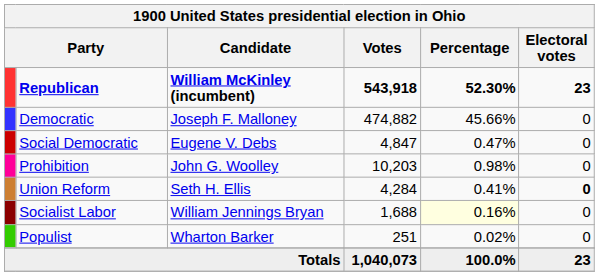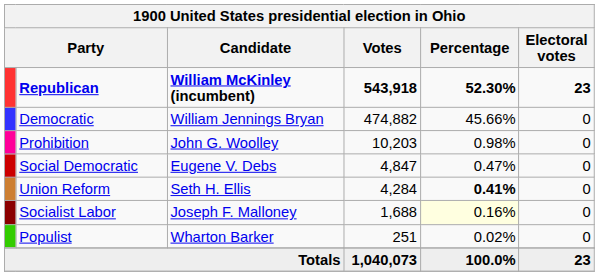(234, 119) Joseph F. Malloney -> (247, 119) William Jennings Bryan
rows swapped: (54, 166) <-> (79, 143)
(495, 189) normal -> (495, 189) bold
(587, 189) bold -> (587, 189) normal
(247, 213) William Jennings Bryan -> (234, 213) Joseph F. Malloney
